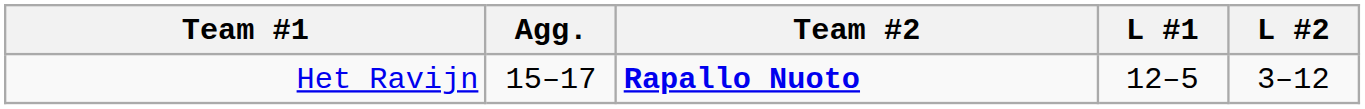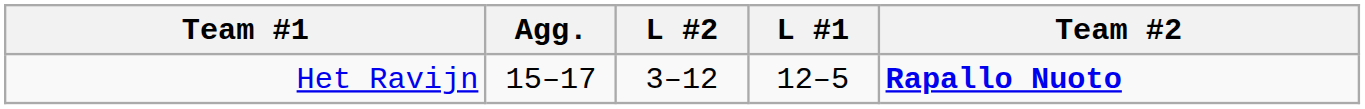columns swapped: (857, 30) <-> (1293, 30)
